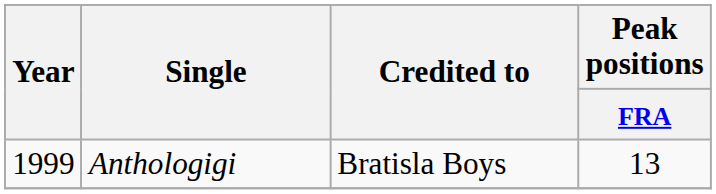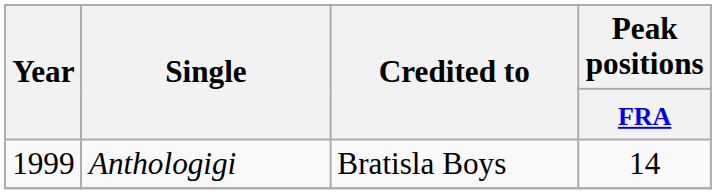(645, 163) 13 -> (645, 163) 14
